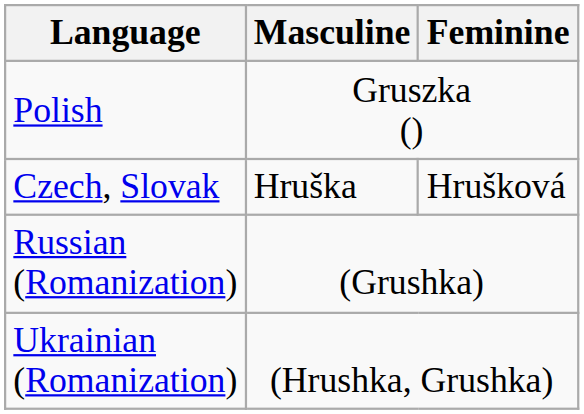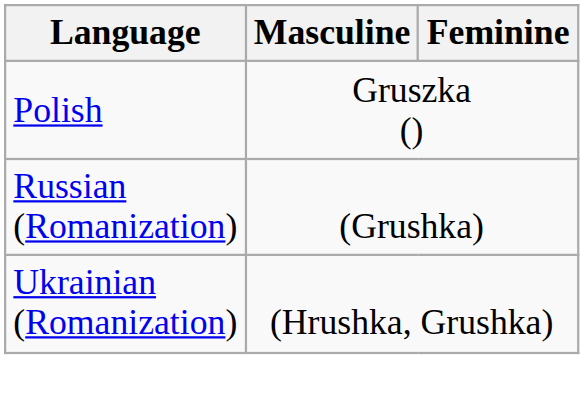- row: (116, 186)
